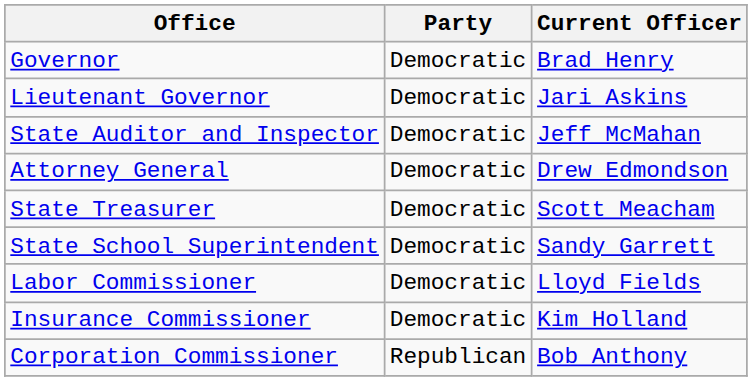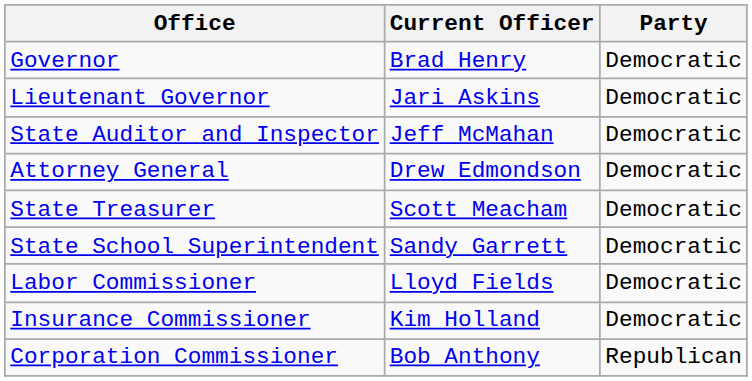columns swapped: (639, 23) <-> (458, 23)
